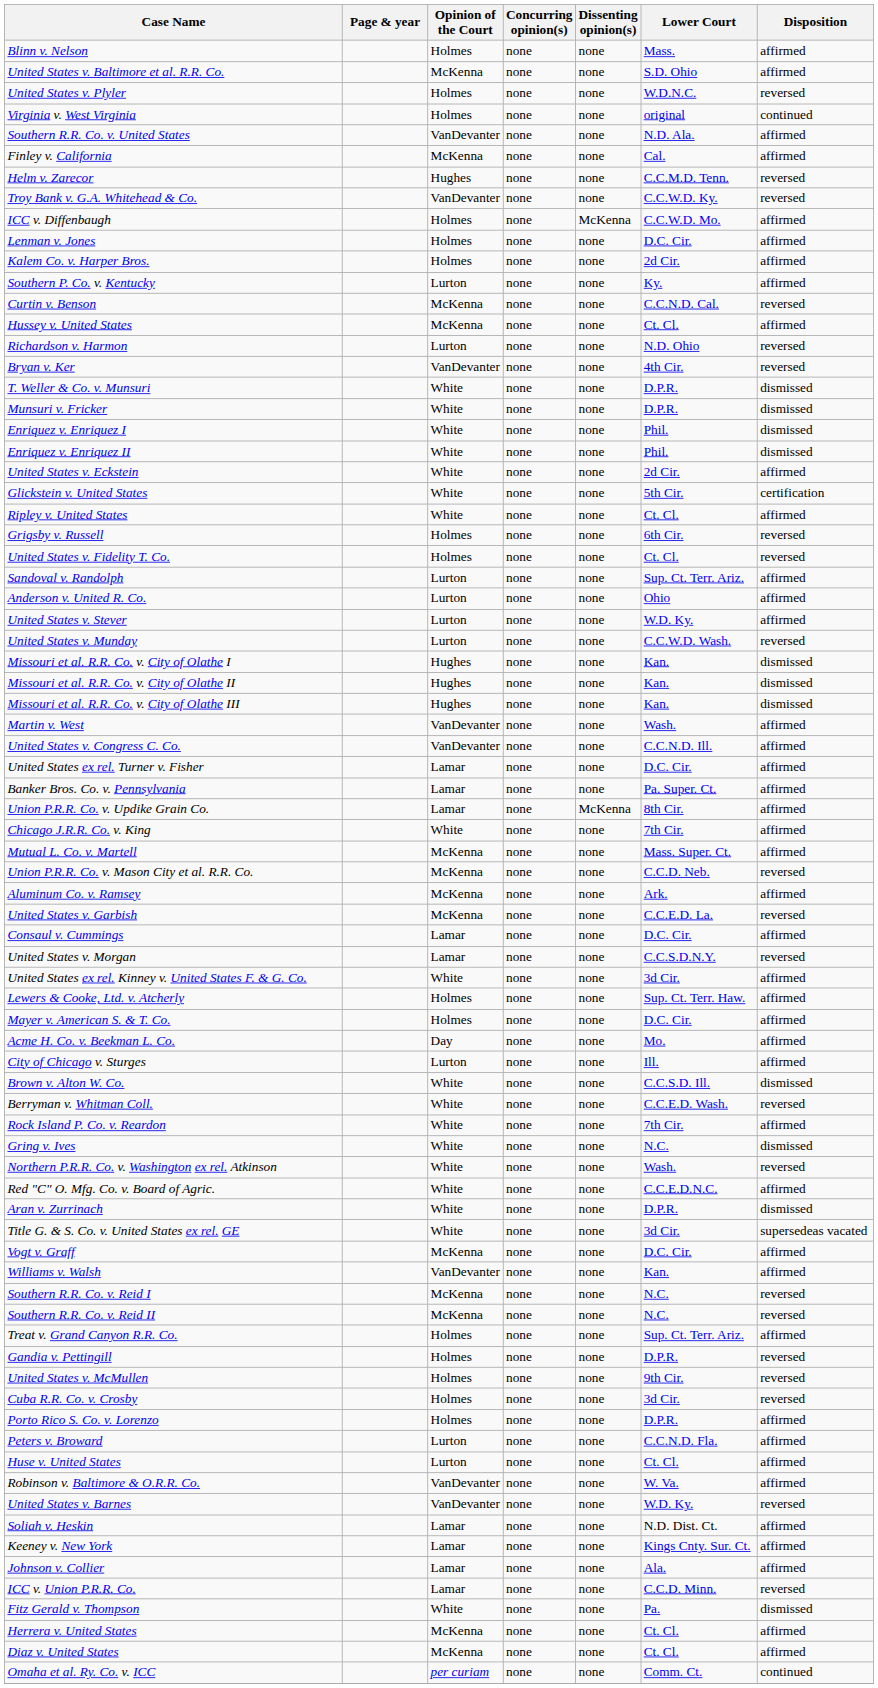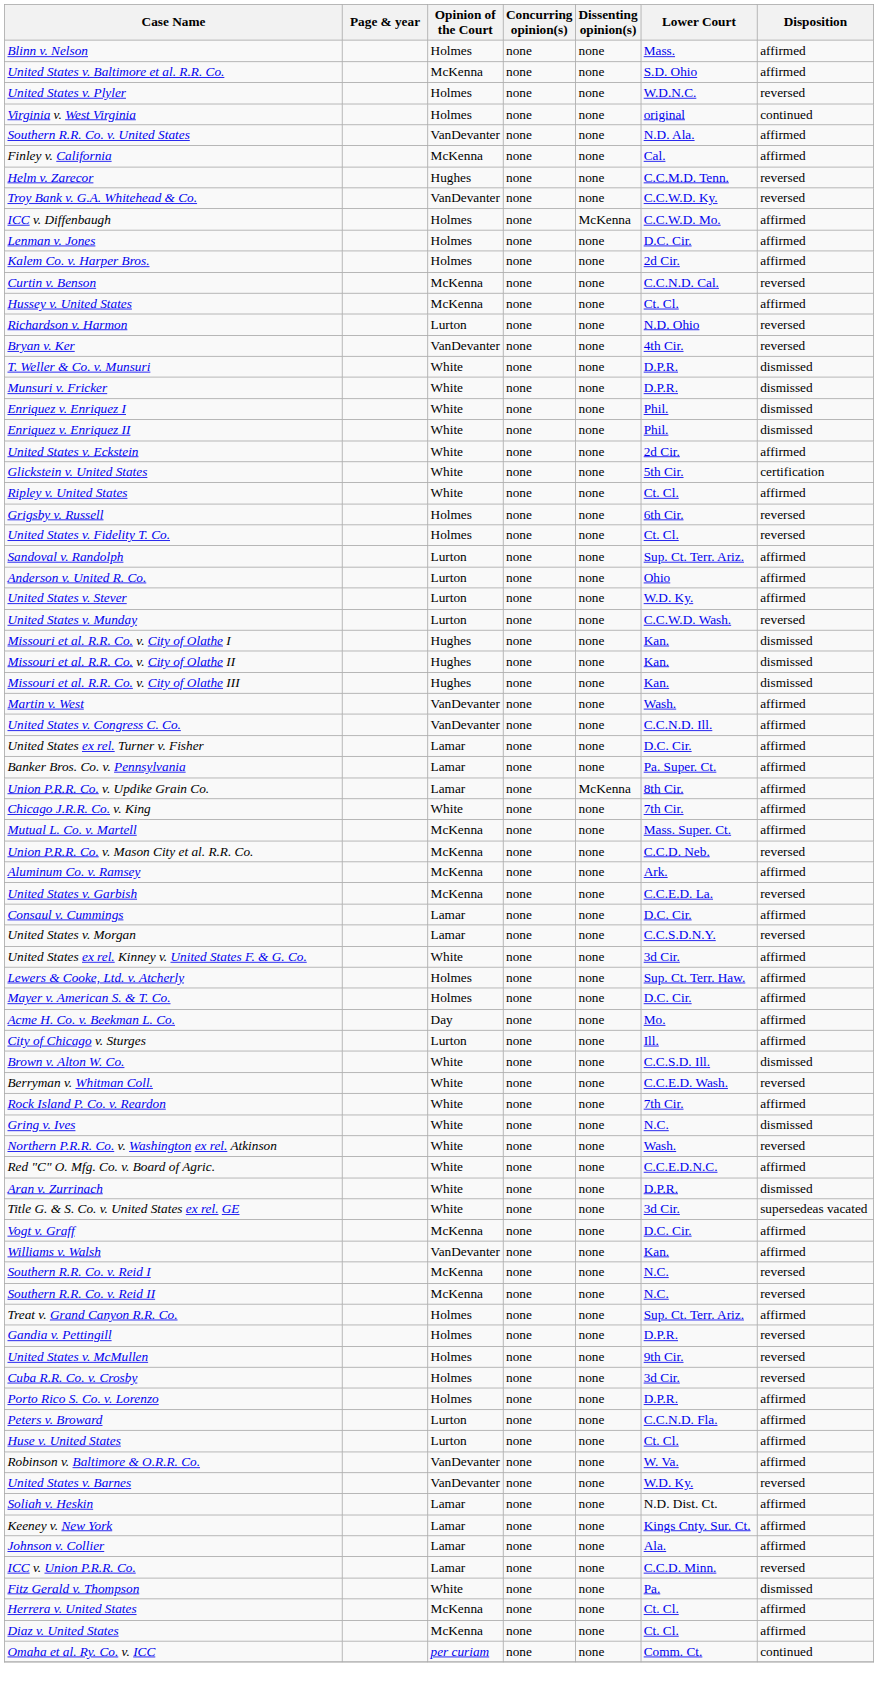- row: (81, 282)
